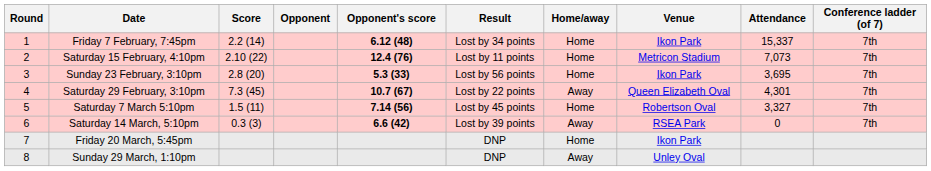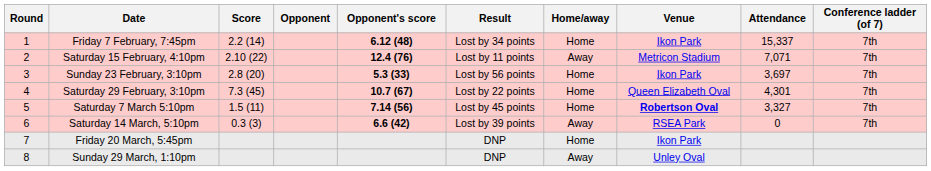(580, 58) Home -> (580, 58) Away
(777, 58) 7,073 -> (777, 58) 7,071
(777, 75) 3,695 -> (777, 75) 3,697
(580, 91) Away -> (580, 91) Home
(679, 108) normal -> (679, 108) bold
